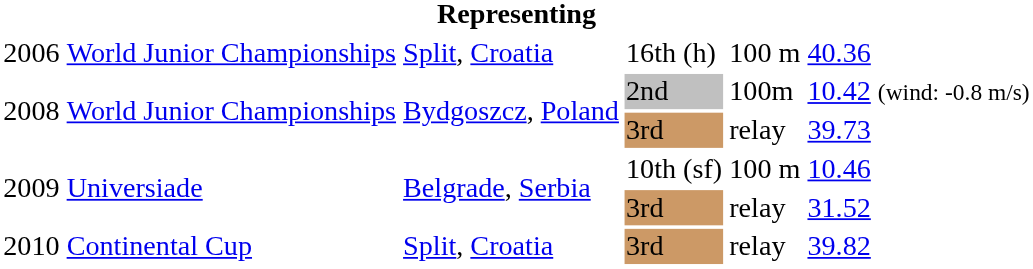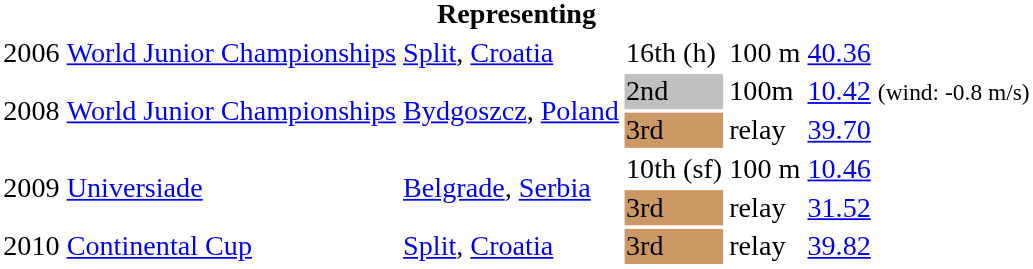(839, 129) 39.73 -> (839, 129) 39.70
